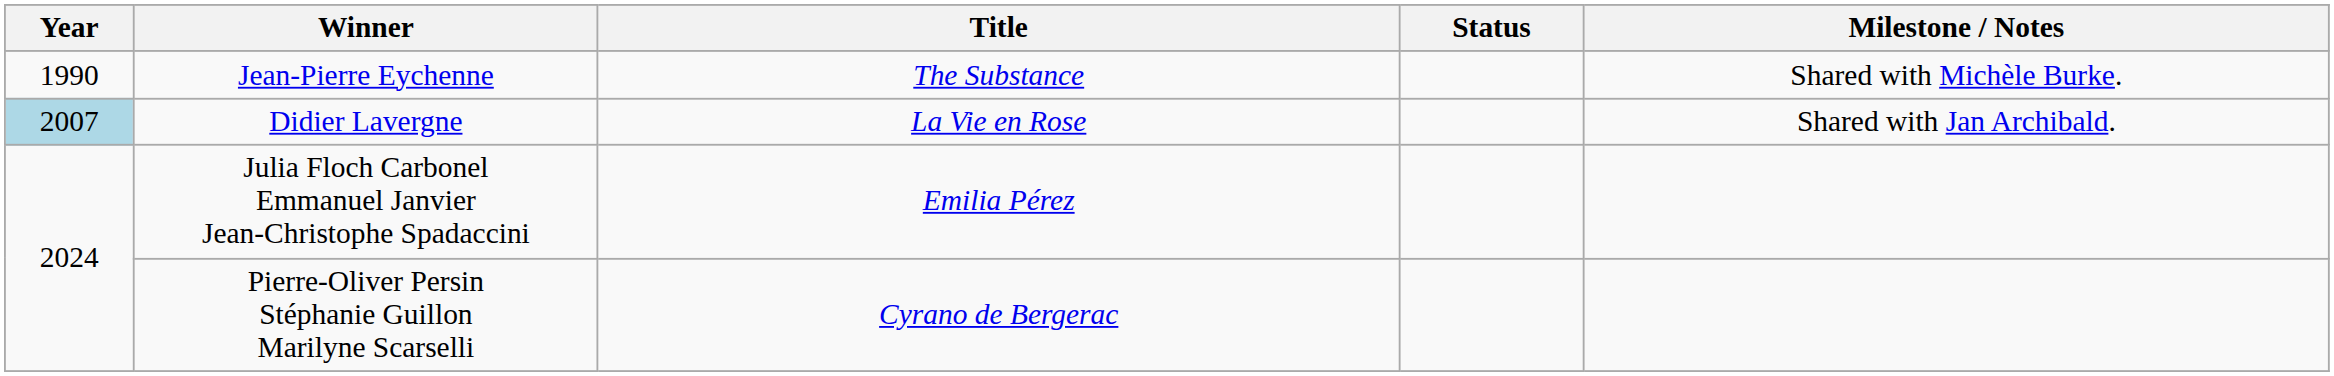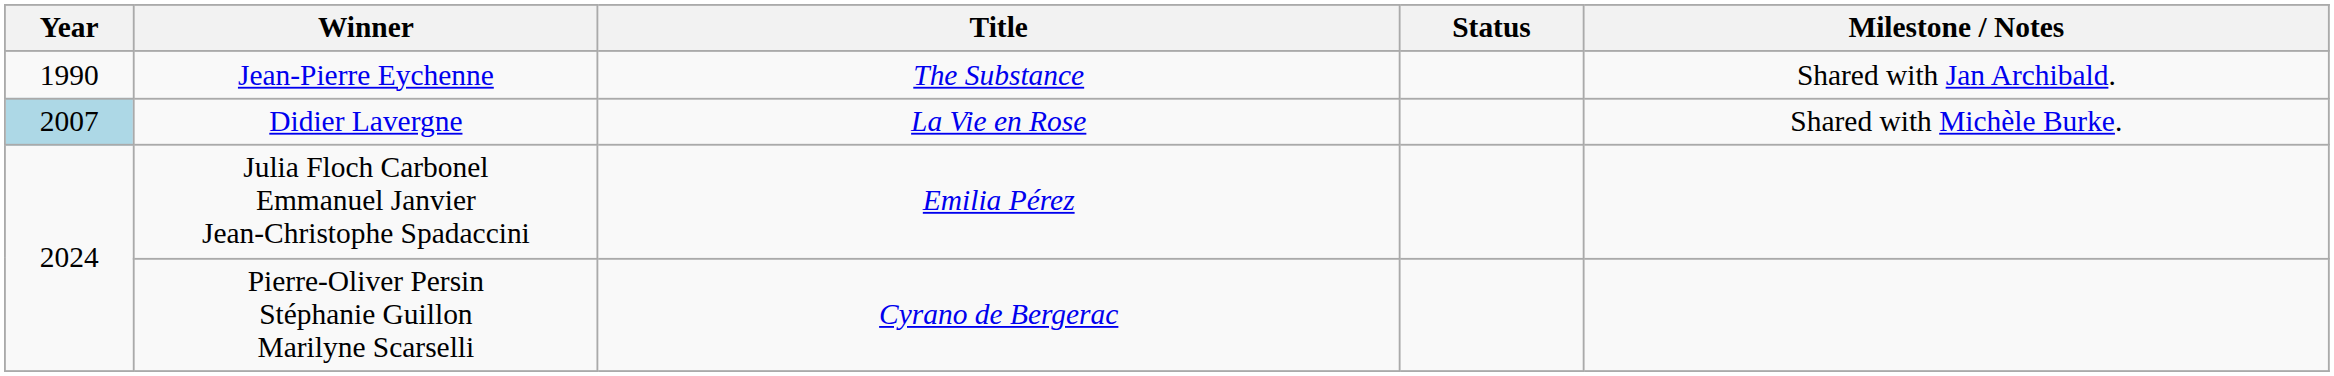(1956, 74) Shared with Michèle Burke. -> (1956, 74) Shared with Jan Archibald.
(1956, 121) Shared with Jan Archibald. -> (1956, 121) Shared with Michèle Burke.
